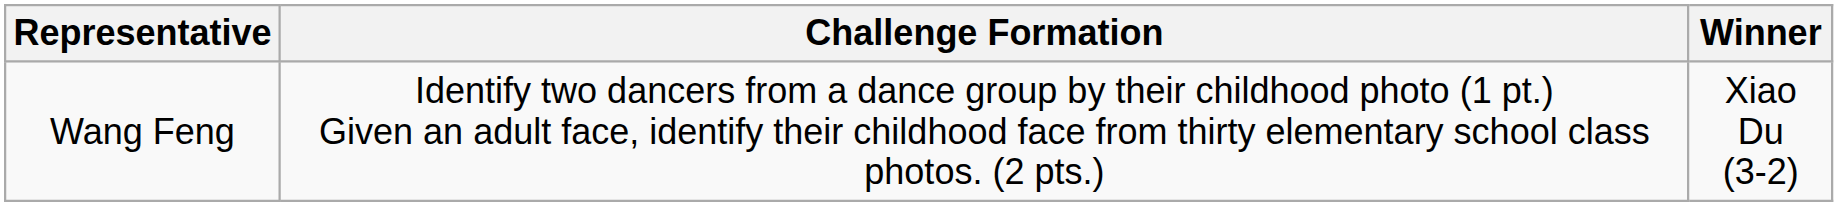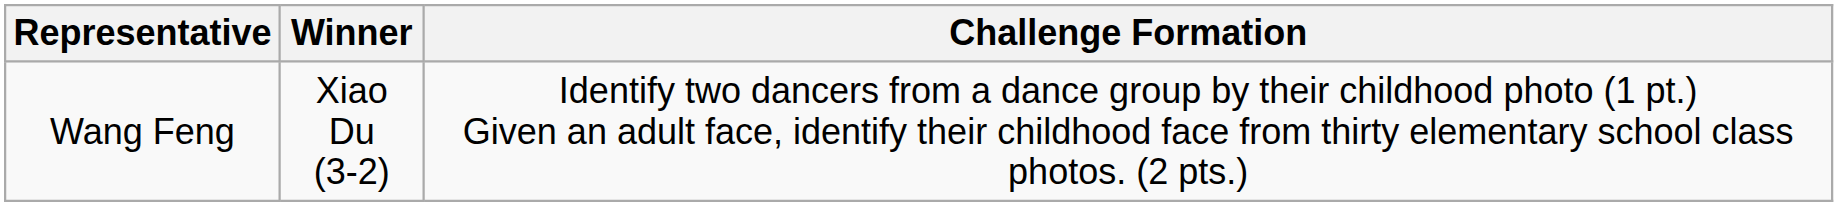columns swapped: (984, 33) <-> (1761, 33)
